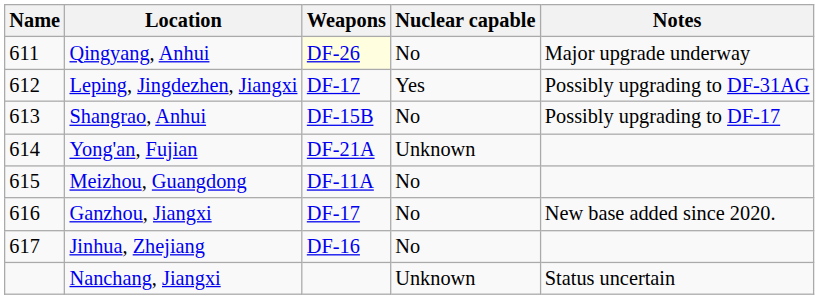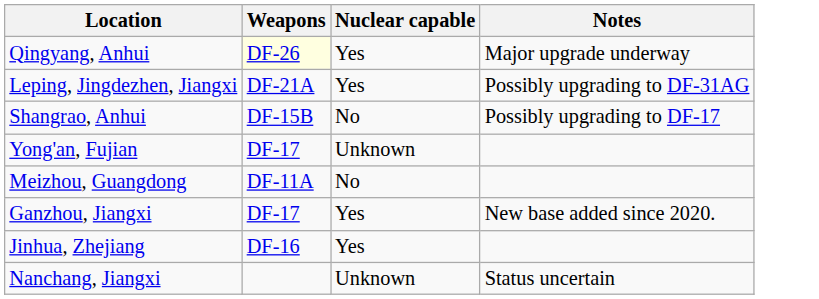- column: (35, 20)
(408, 52) No -> (350, 52) Yes
(333, 85) DF-17 -> (281, 85) DF-21A
(341, 149) DF-21A -> (273, 149) DF-17
(408, 213) No -> (350, 213) Yes
(408, 246) No -> (350, 246) Yes
